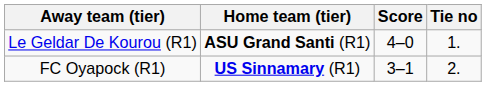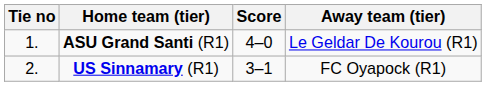columns swapped: (454, 17) <-> (103, 17)
